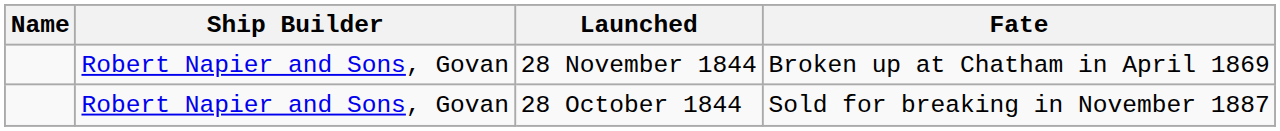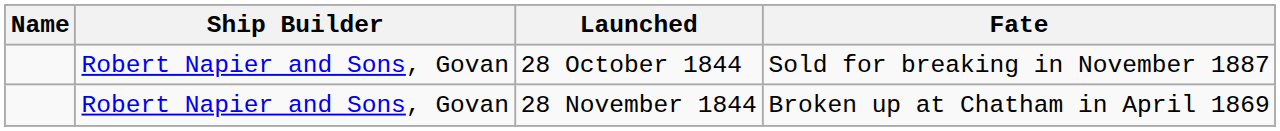rows swapped: (631, 105) <-> (639, 65)
